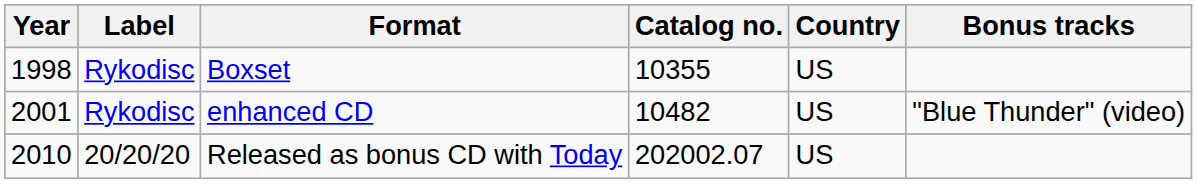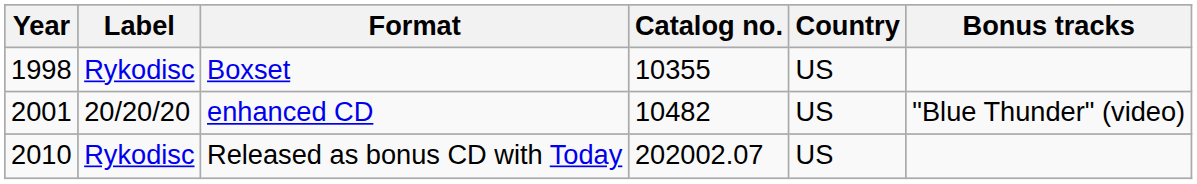(139, 112) Rykodisc -> (137, 112) 20/20/20
(137, 155) 20/20/20 -> (139, 155) Rykodisc
